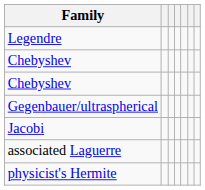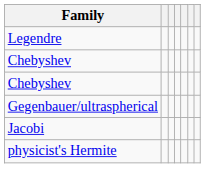- row: (64, 151)
